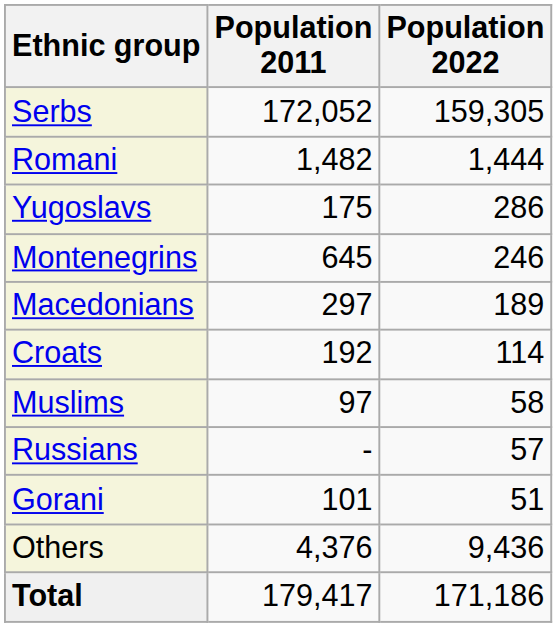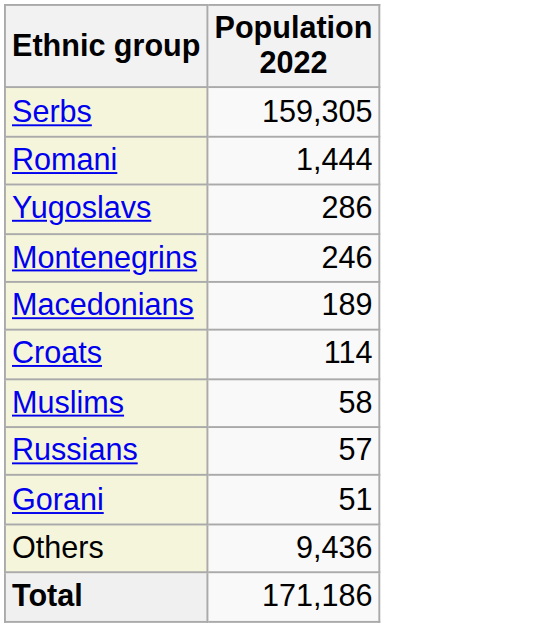- column: (293, 45)
